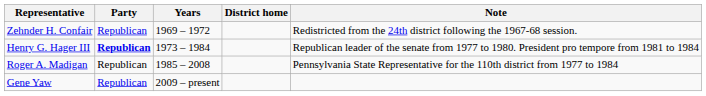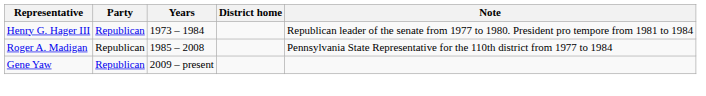- row: (50, 30)
(124, 47) bold -> (120, 30) normal
